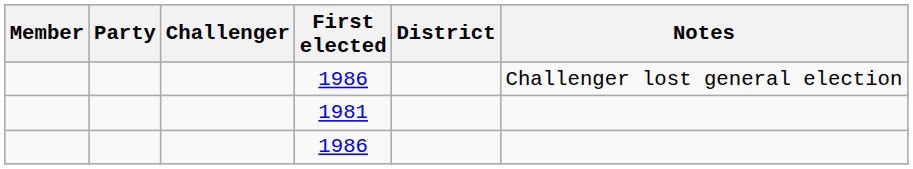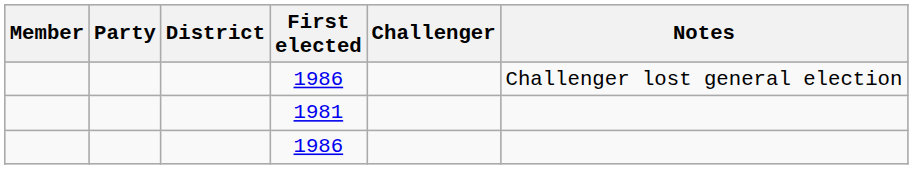columns swapped: (446, 34) <-> (228, 34)
